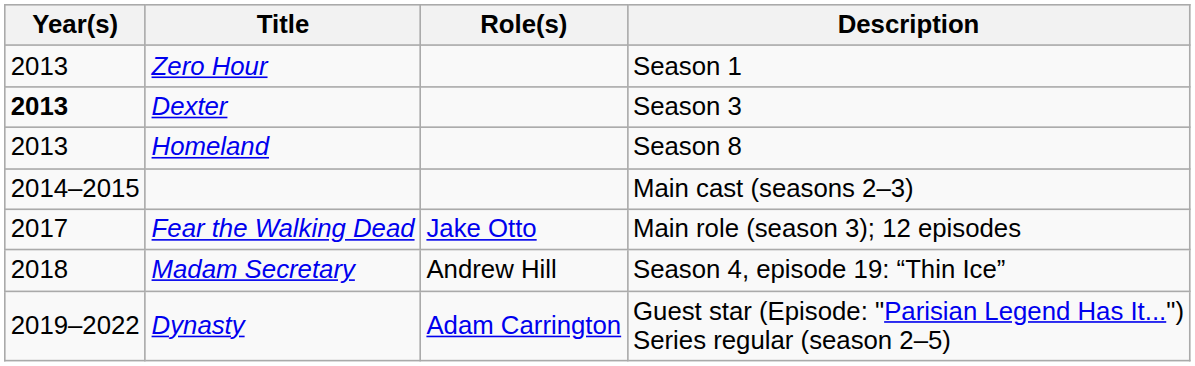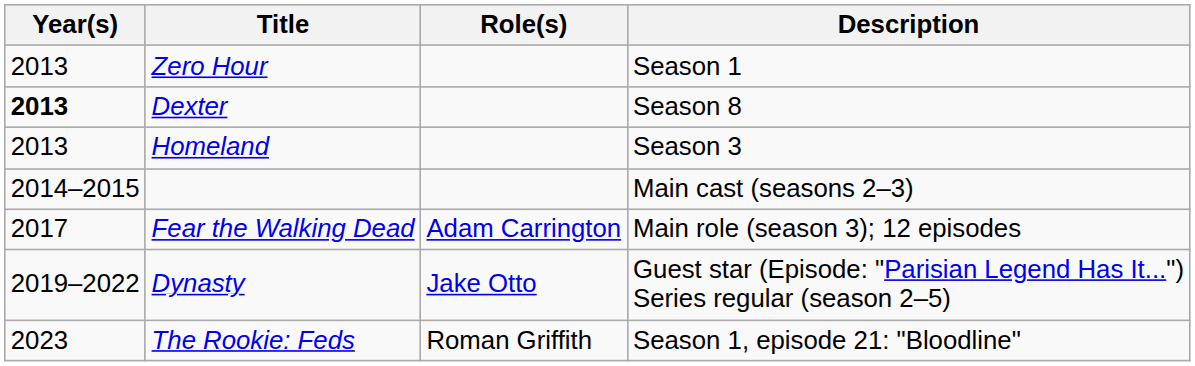(687, 106) Season 3 -> (687, 106) Season 8
(687, 147) Season 8 -> (687, 147) Season 3
(482, 229) Jake Otto -> (524, 229) Adam Carrington
- row: (253, 270)
(524, 325) Adam Carrington -> (482, 284) Jake Otto
+ row: (253, 339)
